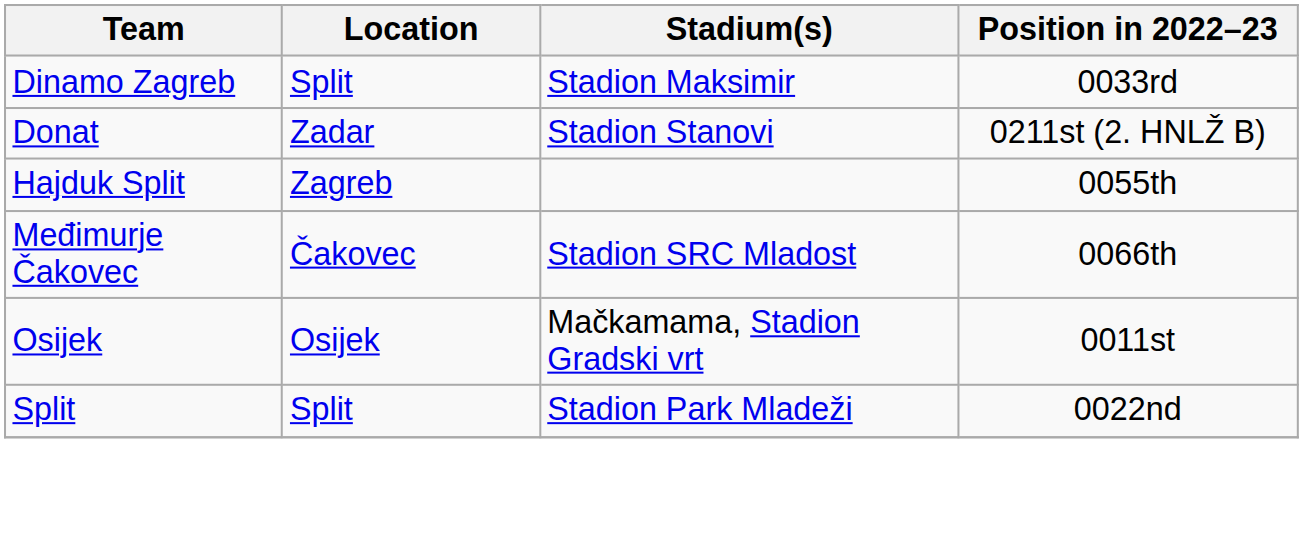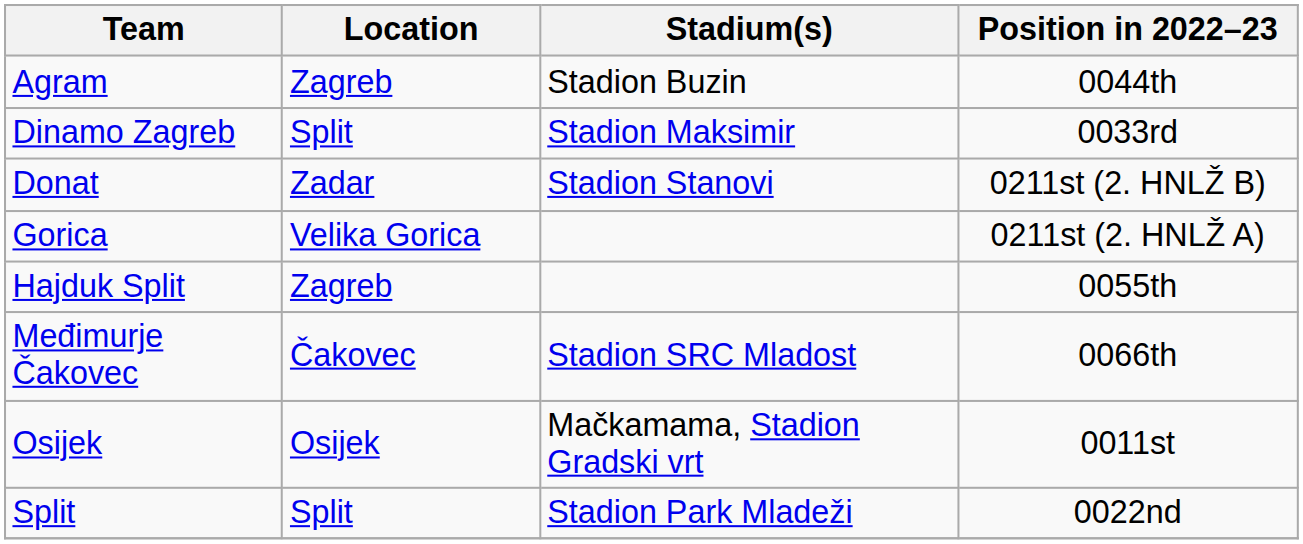+ row: (60, 81)
+ row: (60, 235)
